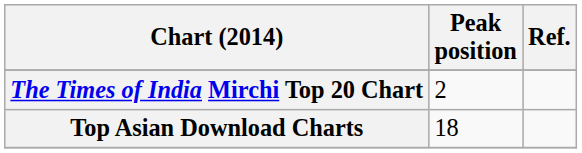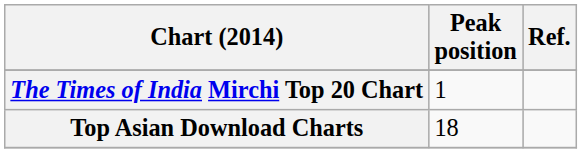(440, 89) 2 -> (440, 89) 1
